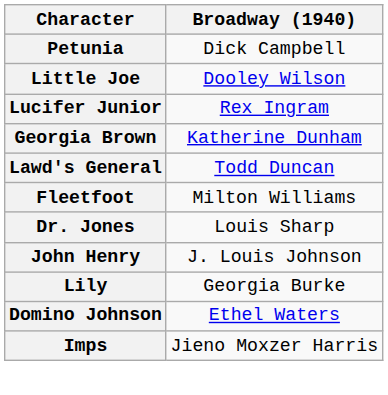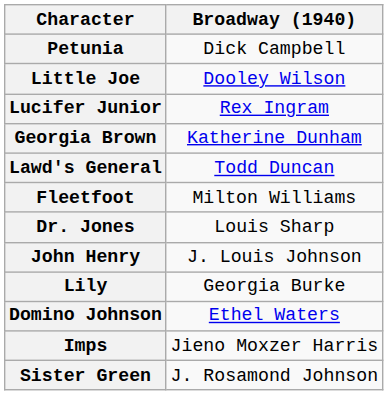+ row: (85, 375)
